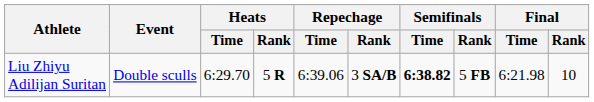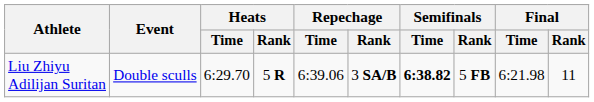(569, 75) 10 -> (569, 75) 11
